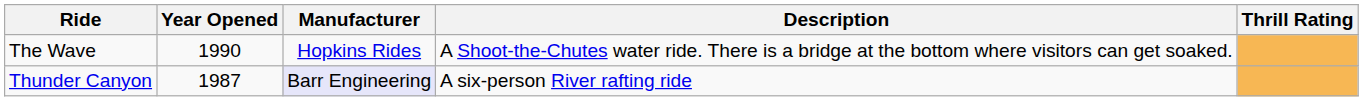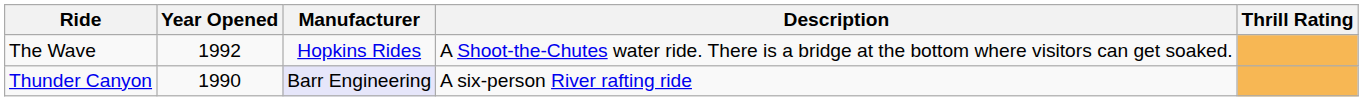(220, 50) 1990 -> (220, 50) 1992
(220, 80) 1987 -> (220, 80) 1990
